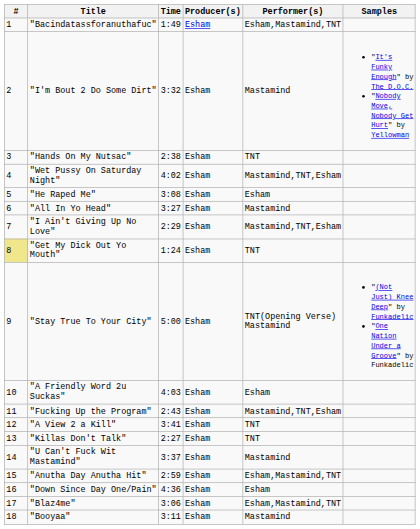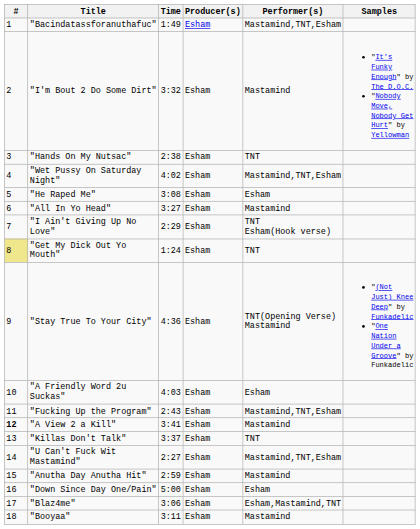(293, 25) Esham,Mastamind,TNT -> (293, 25) Mastamind,TNT,Esham
(293, 227) Mastamind,TNT,Esham -> (288, 227) TNT Esham(Hook verse)
(171, 321) 5:00 -> (171, 321) 4:36
(11, 425) normal -> (11, 425) bold
(252, 425) TNT -> (268, 425) Mastamind
(171, 439) 2:27 -> (171, 439) 3:37
(171, 457) 3:37 -> (171, 457) 2:27
(268, 457) Mastamind -> (293, 457) Mastamind,TNT,Esham
(293, 476) Esham,Mastamind,TNT -> (268, 476) Mastamind
(171, 490) 4:36 -> (171, 490) 5:00
